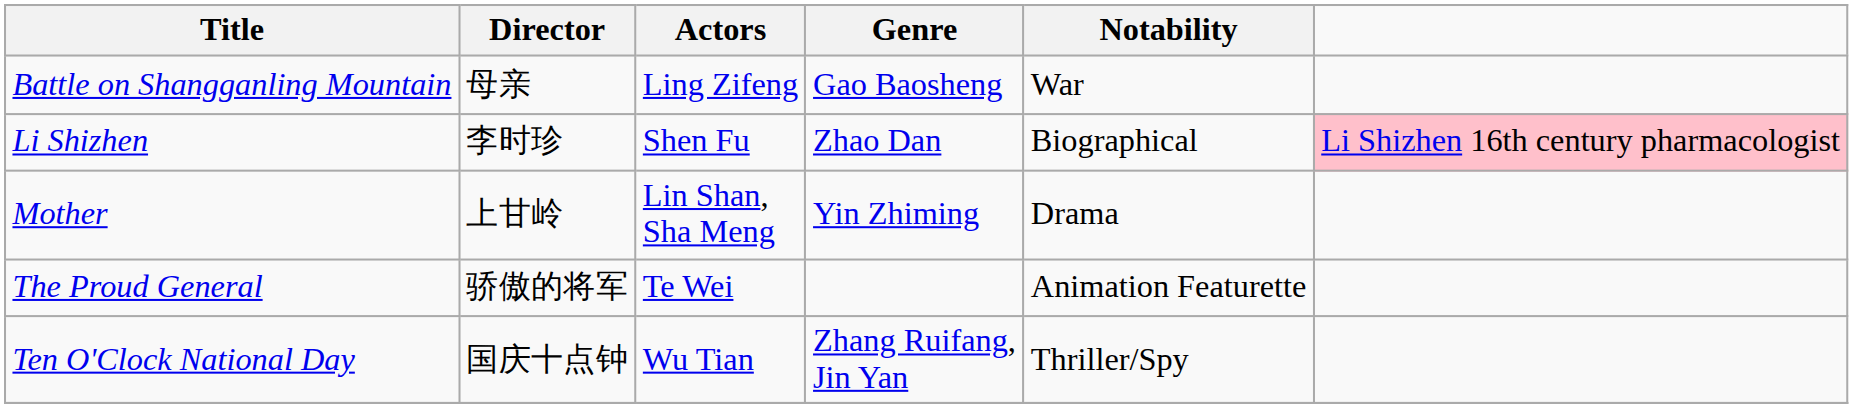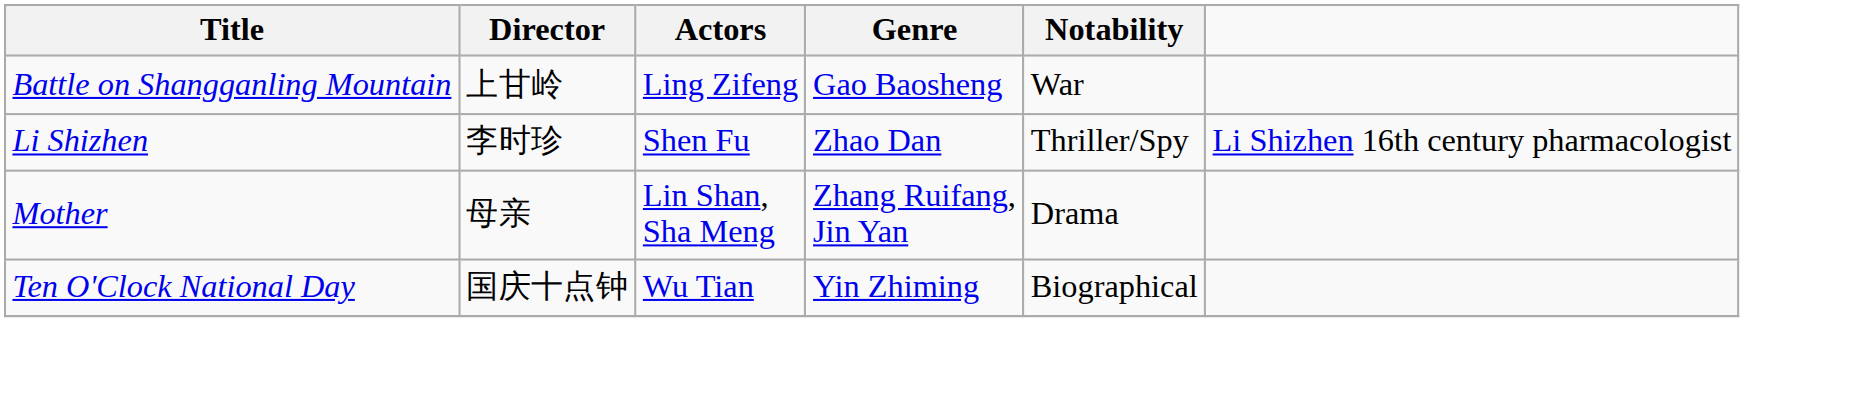(499, 83) 母亲 -> (515, 83) 上甘岭
(1114, 141) Biographical -> (1110, 141) Thriller/Spy
(1581, 141) pink background -> (1472, 141) no background
(515, 213) 上甘岭 -> (499, 213) 母亲
(896, 214) Yin Zhiming -> (914, 214) Zhang Ruifang, Jin Yan
- row: (138, 286)
(914, 359) Zhang Ruifang, Jin Yan -> (896, 286) Yin Zhiming
(1110, 359) Thriller/Spy -> (1114, 286) Biographical
